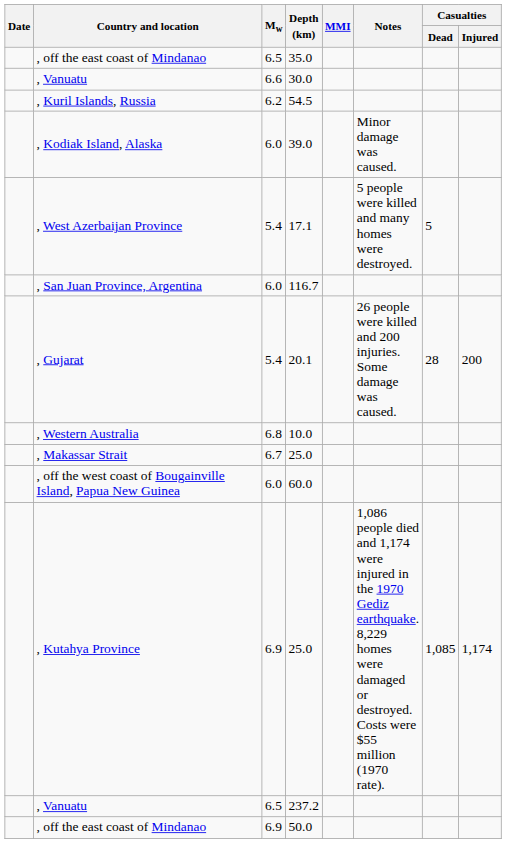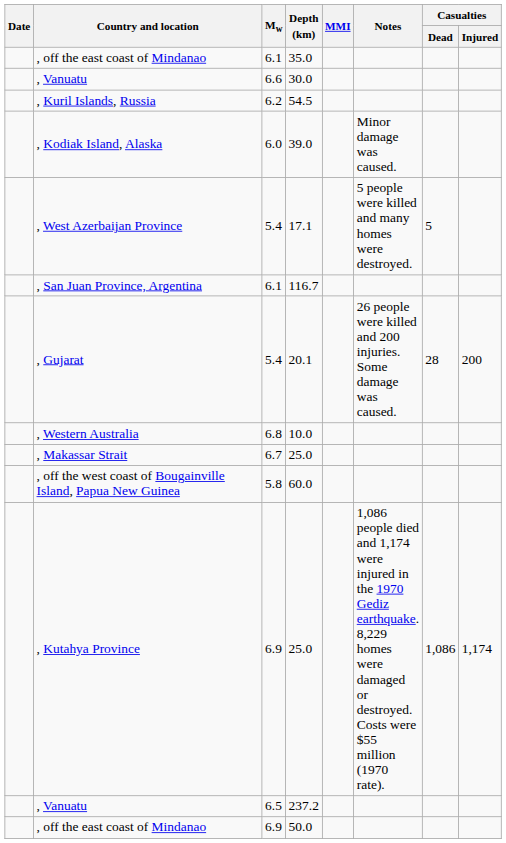(274, 57) 6.5 -> (274, 57) 6.1
(274, 285) 6.0 -> (274, 285) 6.1
(274, 483) 6.0 -> (274, 483) 5.8
(440, 648) 1,085 -> (440, 648) 1,086
